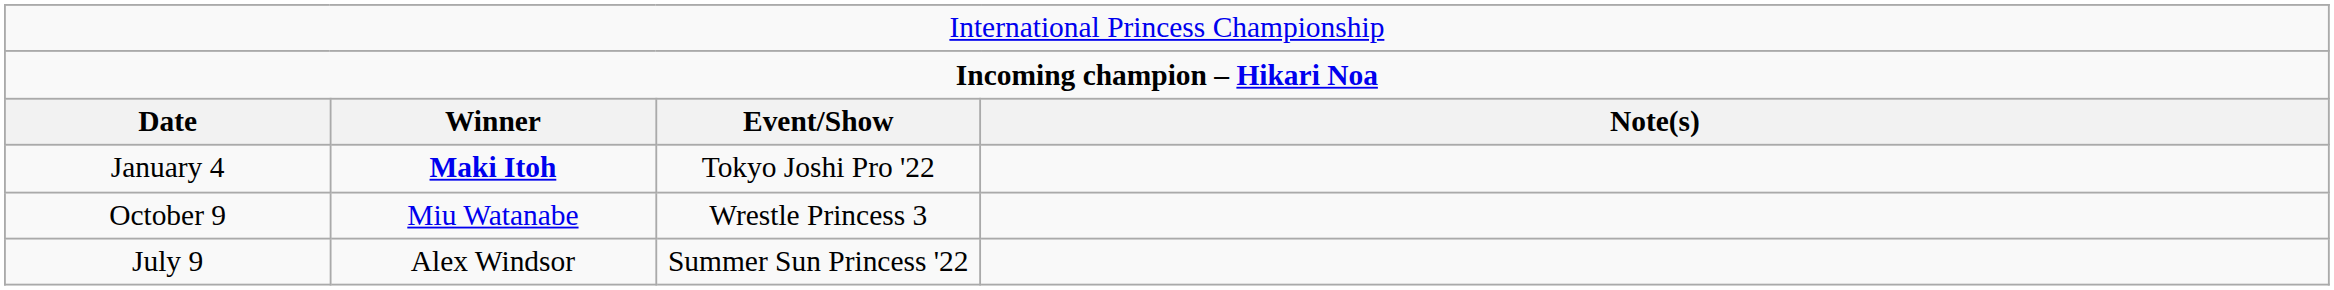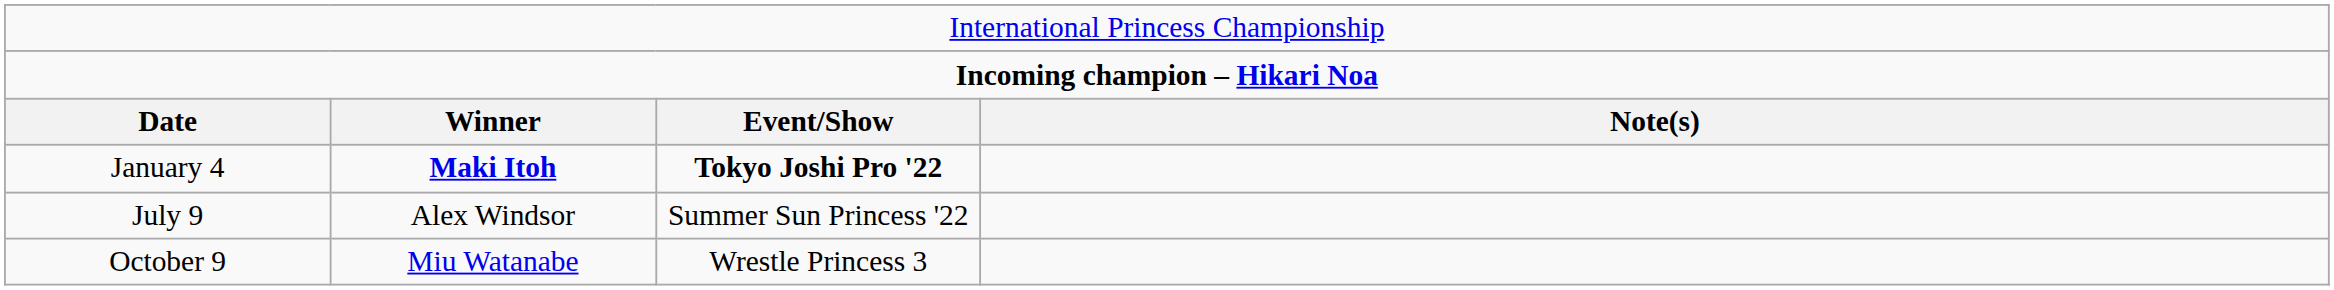(818, 167) normal -> (818, 167) bold
rows swapped: (168, 261) <-> (168, 214)
